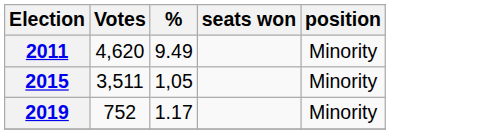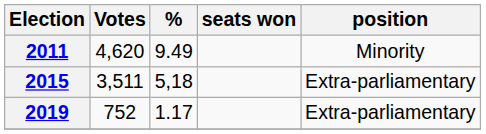(174, 81) 1,05 -> (174, 81) 5,18
(343, 81) Minority -> (390, 81) Extra-parliamentary
(343, 112) Minority -> (390, 112) Extra-parliamentary
